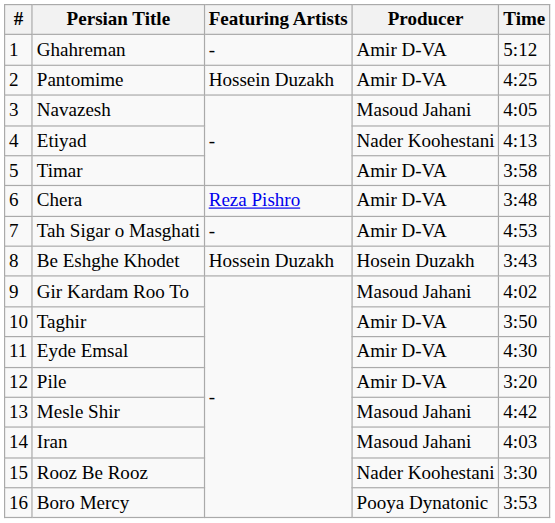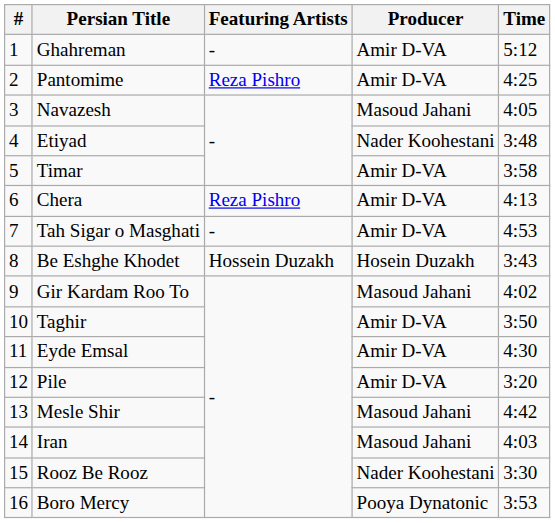(271, 79) Hossein Duzakh -> (254, 79) Reza Pishro
(520, 140) 4:13 -> (520, 140) 3:48
(520, 200) 3:48 -> (520, 200) 4:13
